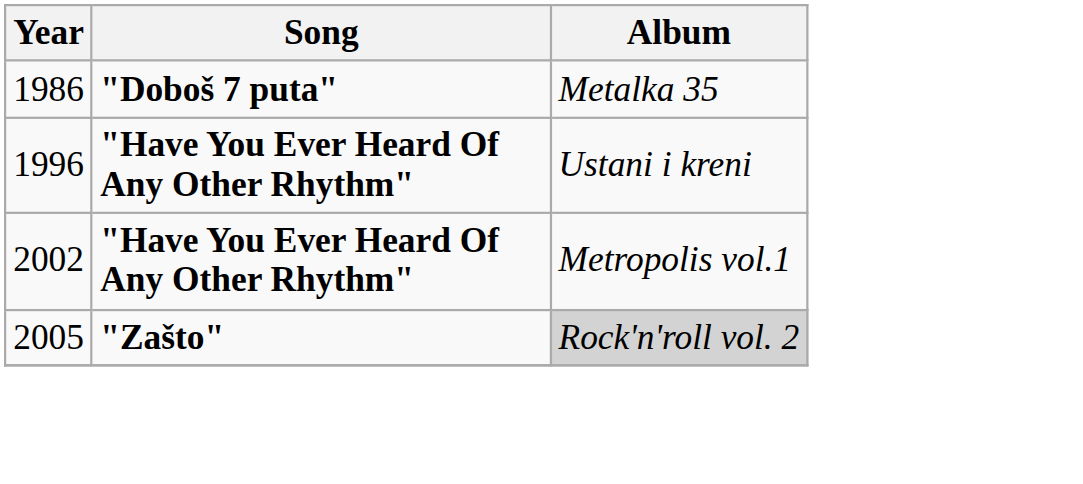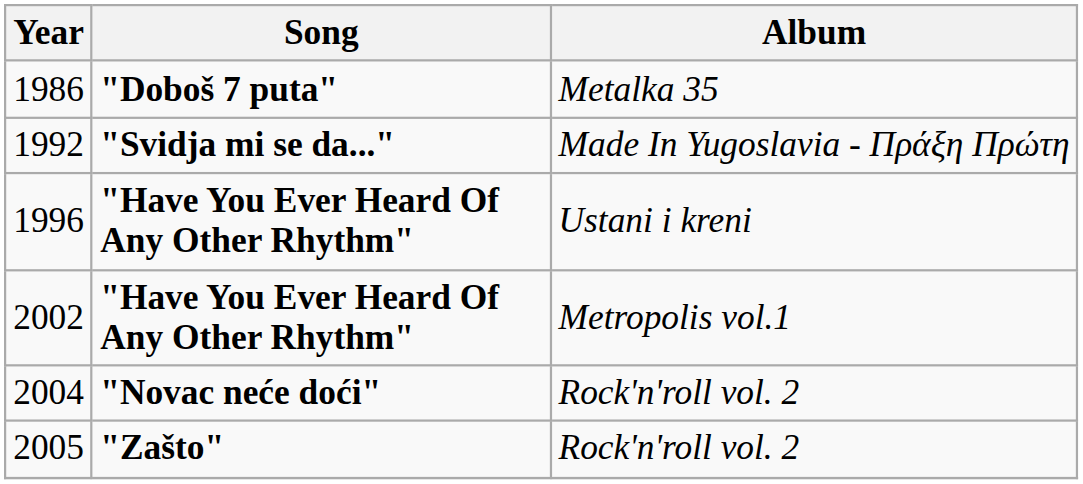+ row: (49, 144)
+ row: (49, 392)
(679, 336) lightgrey background -> (679, 448) no background
